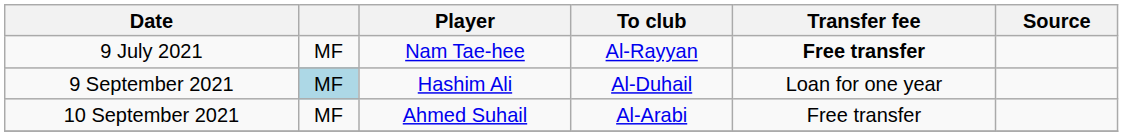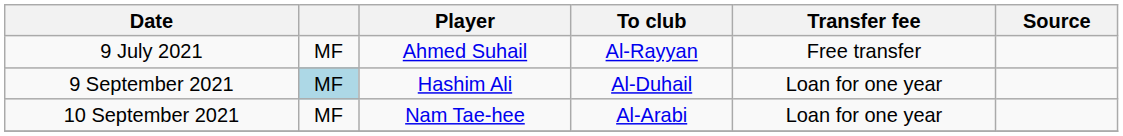(465, 52) Nam Tae-hee -> (465, 52) Ahmed Suhail
(864, 52) bold -> (864, 52) normal
(465, 115) Ahmed Suhail -> (465, 115) Nam Tae-hee
(864, 115) Free transfer -> (864, 115) Loan for one year
